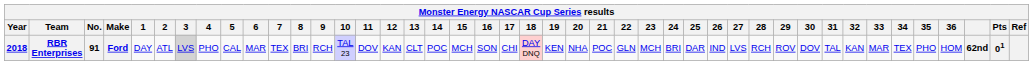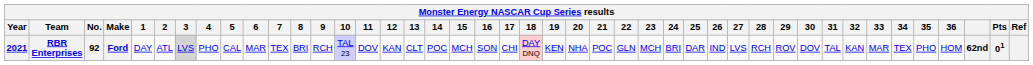(17, 48) 2018 -> (17, 48) 2021
(94, 48) 91 -> (94, 48) 92
